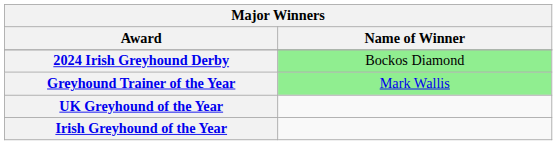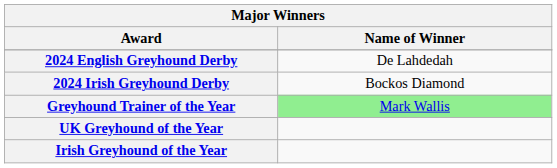+ row: (141, 60)
(415, 60) lightgreen background -> (415, 83) no background
